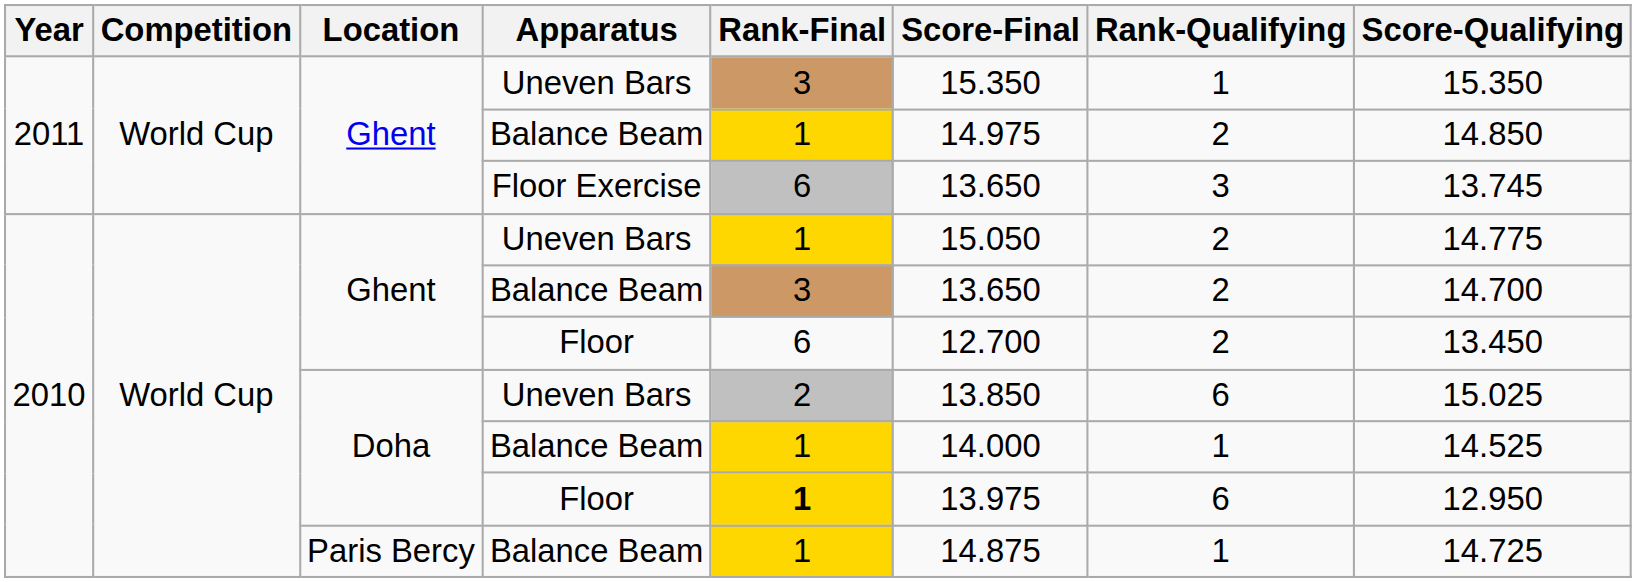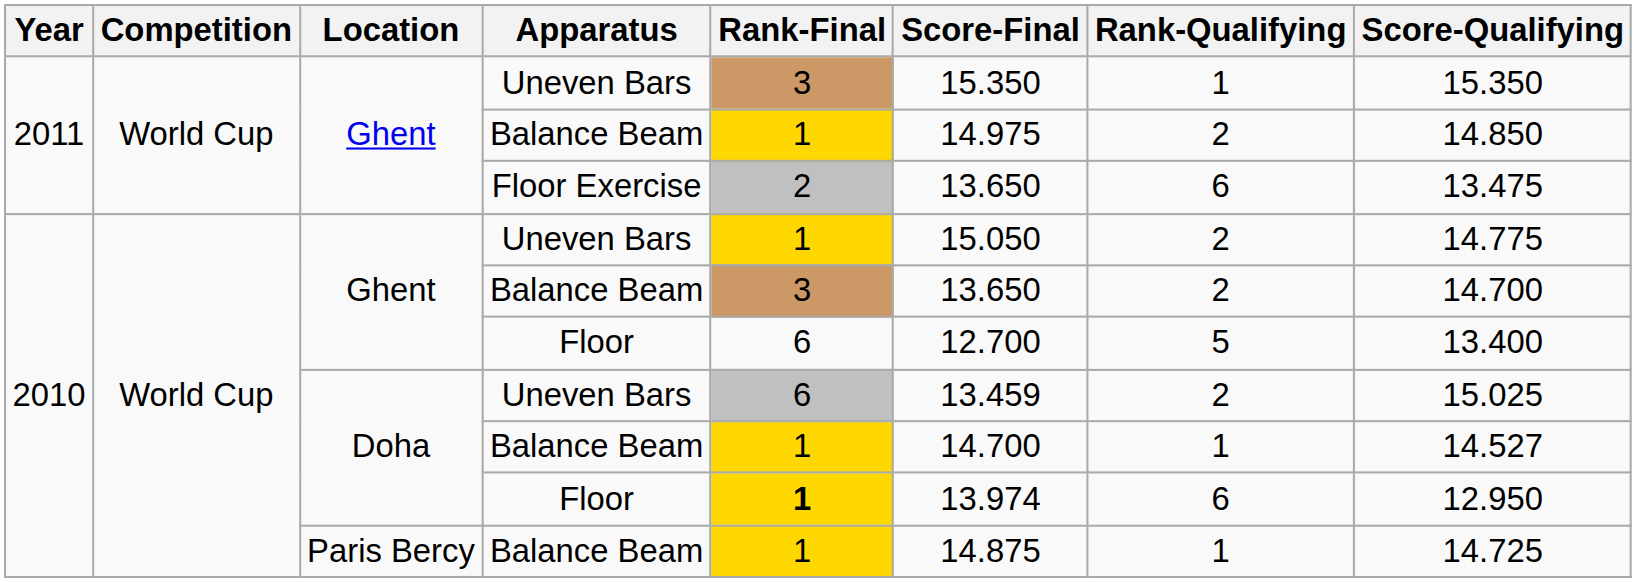(802, 186) 6 -> (802, 186) 2
(1221, 186) 3 -> (1221, 186) 6
(1493, 186) 13.745 -> (1493, 186) 13.475
(1221, 342) 2 -> (1221, 342) 5
(1493, 342) 13.450 -> (1493, 342) 13.400
(802, 394) 2 -> (802, 394) 6
(990, 394) 13.850 -> (990, 394) 13.459
(1221, 394) 6 -> (1221, 394) 2
(990, 446) 14.000 -> (990, 446) 14.700
(1493, 446) 14.525 -> (1493, 446) 14.527
(990, 498) 13.975 -> (990, 498) 13.974
